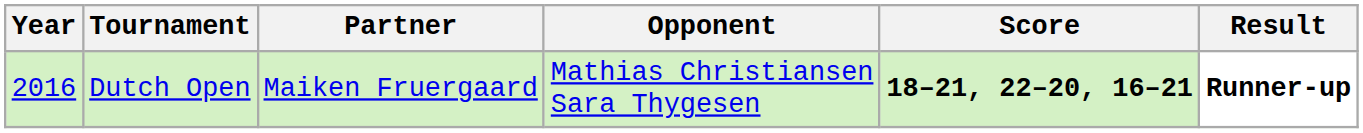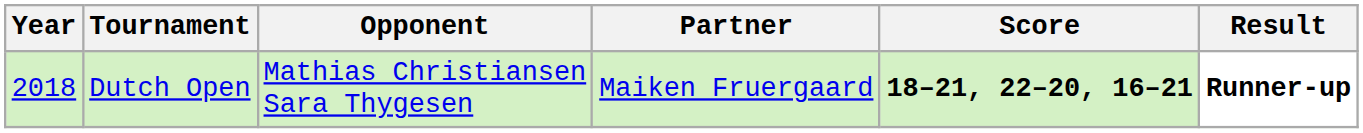columns swapped: (401, 27) <-> (712, 27)
(44, 89) 2016 -> (44, 89) 2018
